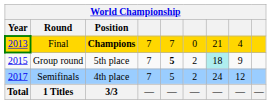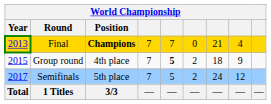(112, 60) 5th place -> (112, 60) 4th place
(217, 60) paleturquoise background -> (217, 60) no background
(112, 76) 4th place -> (112, 76) 5th place
